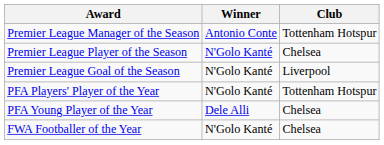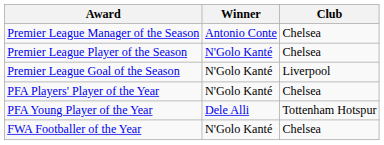(329, 33) Tottenham Hotspur -> (302, 33) Chelsea
(329, 91) Tottenham Hotspur -> (302, 91) Chelsea
(302, 110) Chelsea -> (329, 110) Tottenham Hotspur
